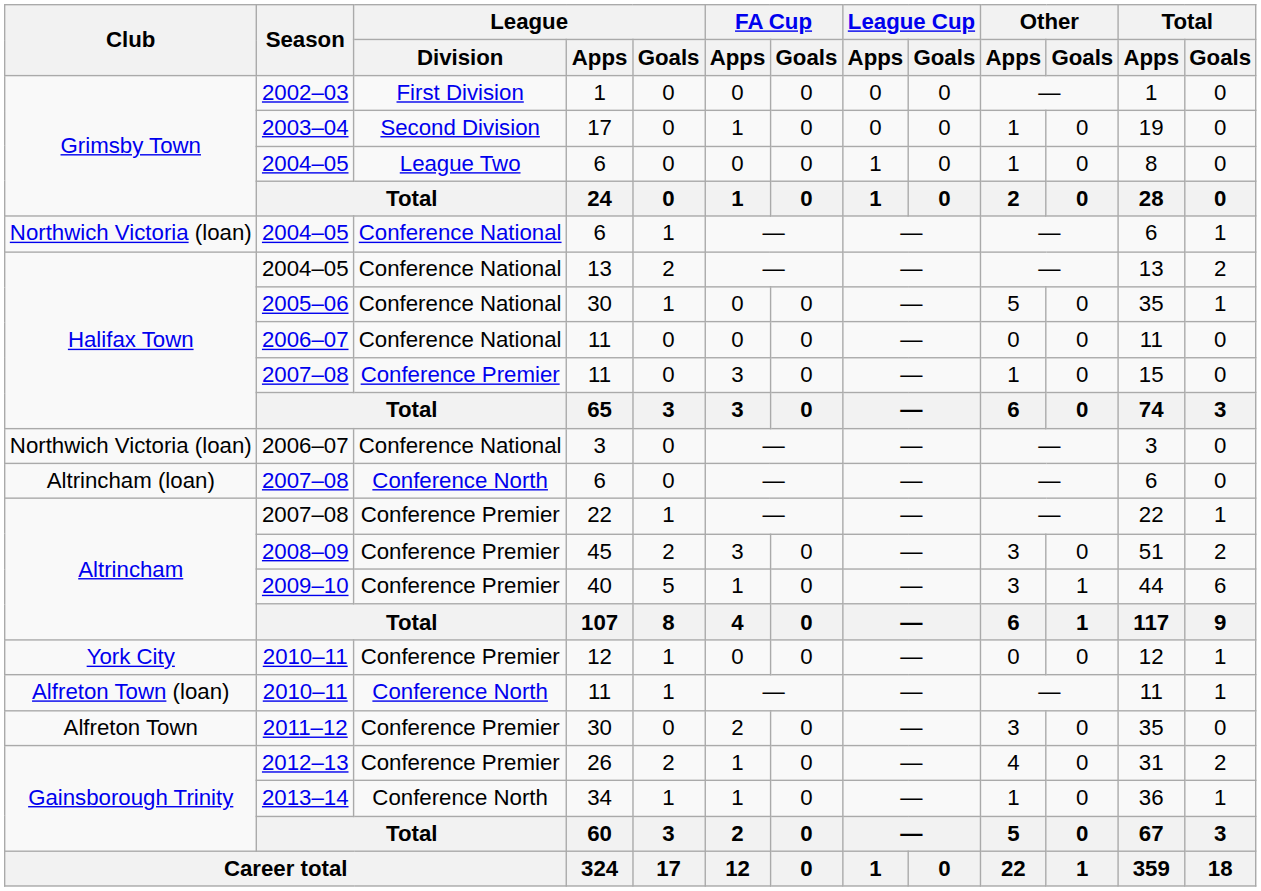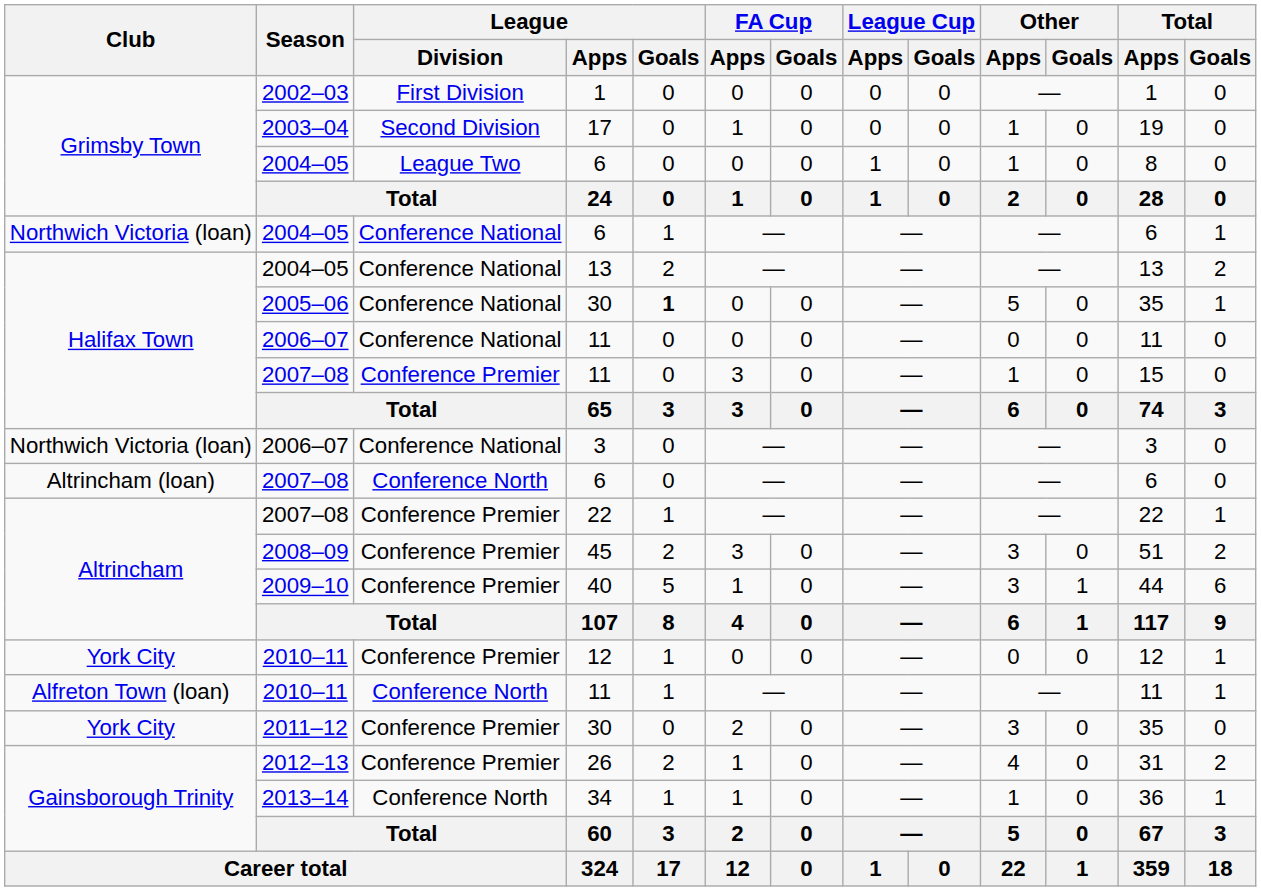(669, 304) normal -> (669, 304) bold
(131, 727) Alfreton Town -> (131, 727) York City
